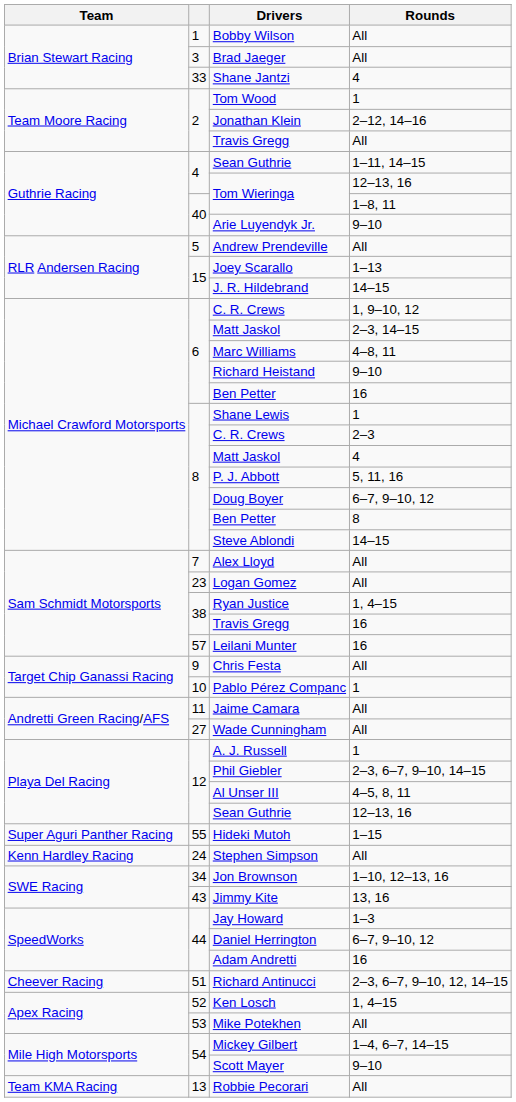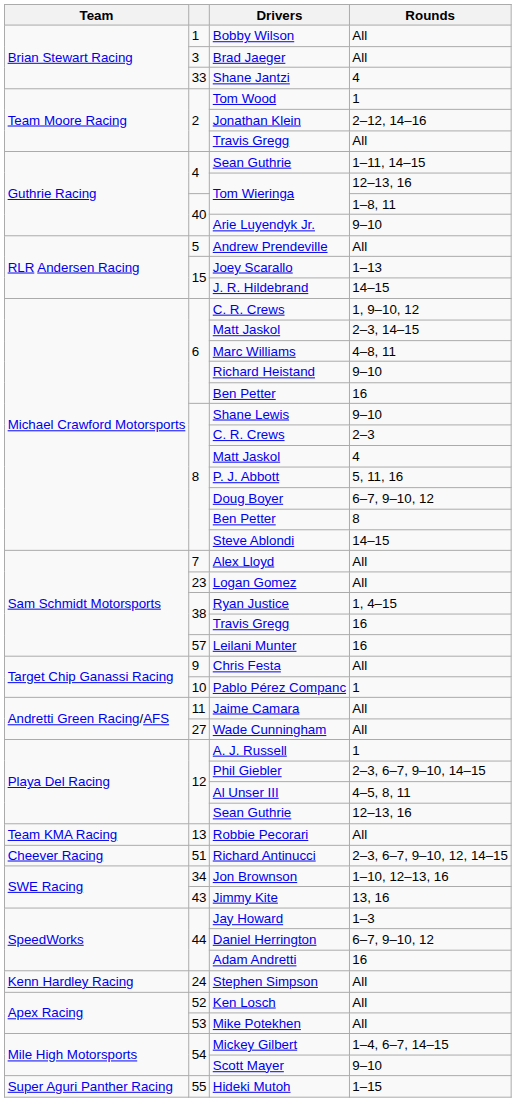(356, 414) 1 -> (367, 414) 9–10
rows swapped: (199, 1086) <-> (199, 834)
rows swapped: (199, 855) <-> (199, 981)
(375, 1002) 1, 4–15 -> (360, 1002) All
